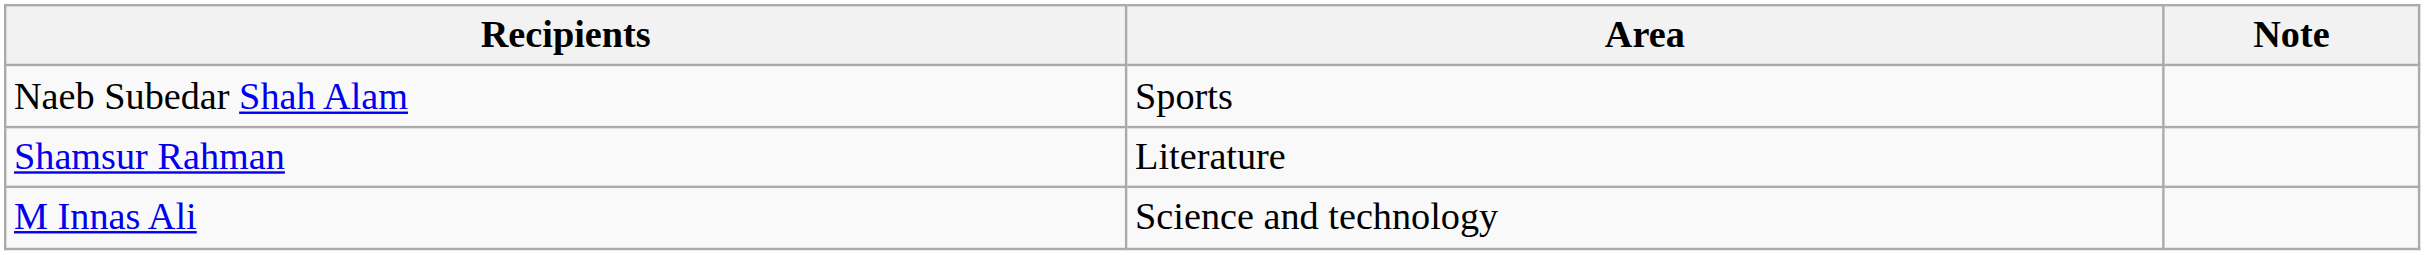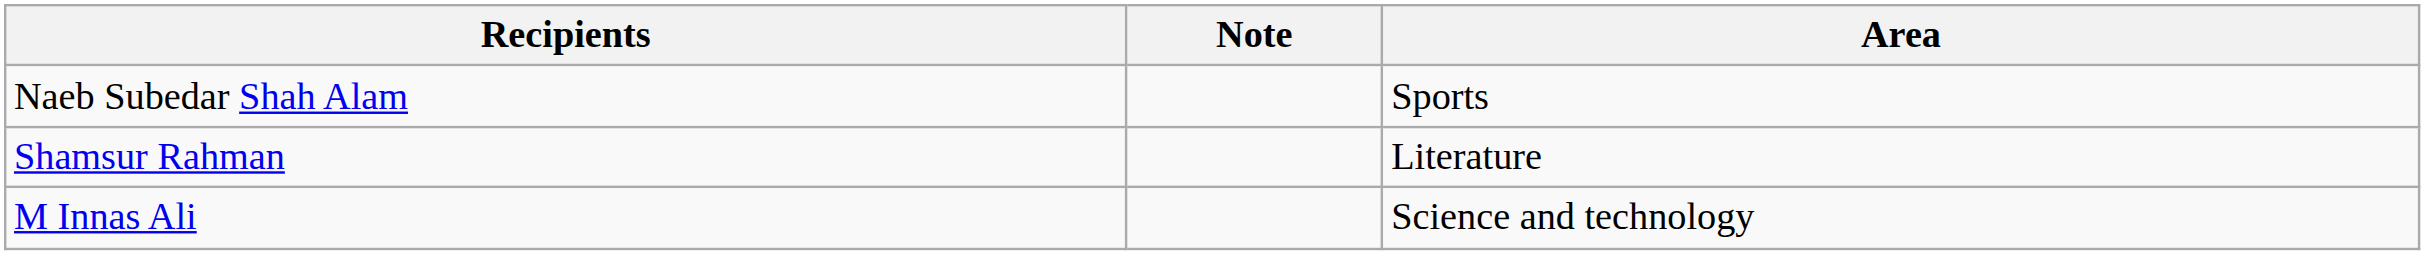columns swapped: (1645, 34) <-> (2291, 34)
